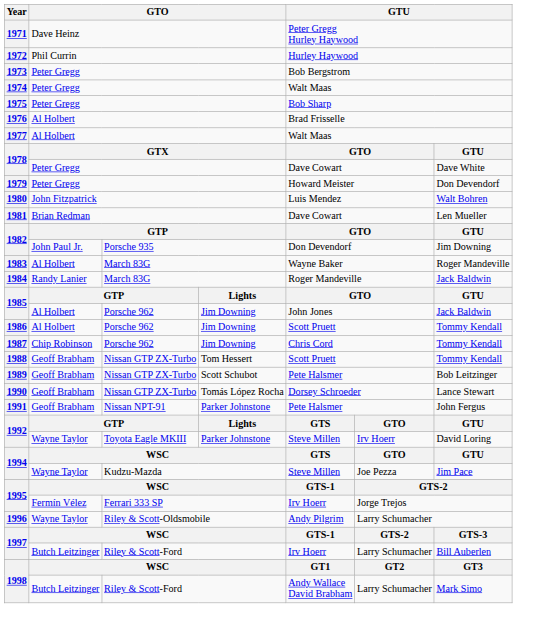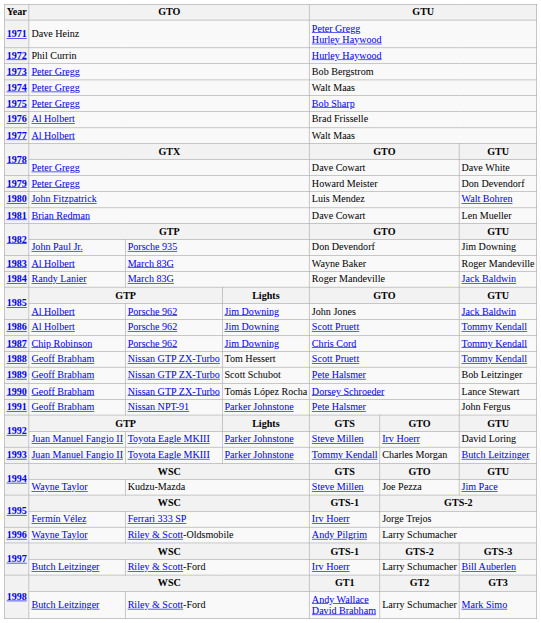(60, 439) Wayne Taylor -> (77, 439) Juan Manuel Fangio II
+ row: (17, 455)
